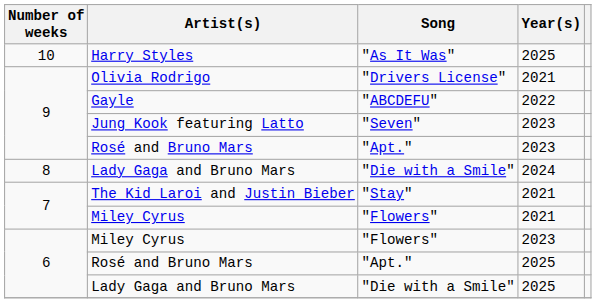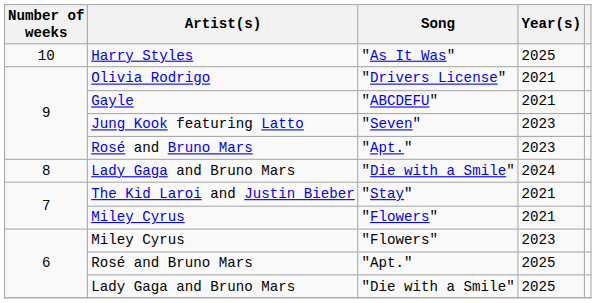(538, 102) 2022 -> (538, 102) 2021
